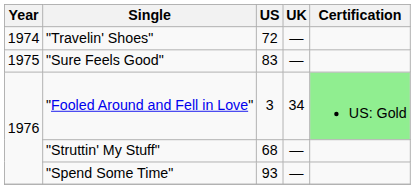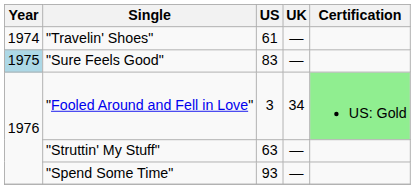(270, 38) 72 -> (270, 38) 61
(24, 60) no background -> (24, 60) lightblue background
(270, 150) 68 -> (270, 150) 63
